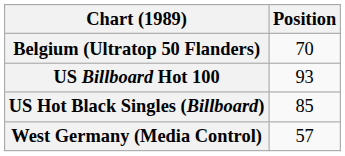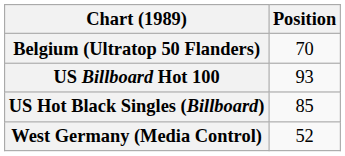(305, 135) 57 -> (305, 135) 52
